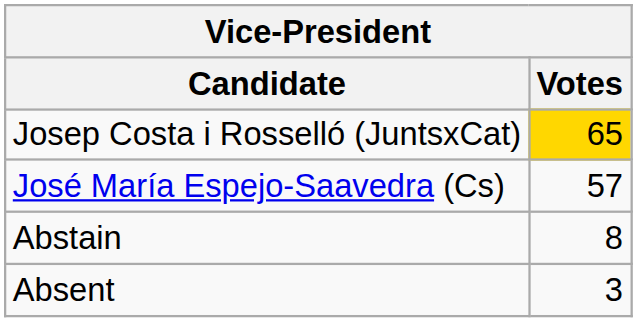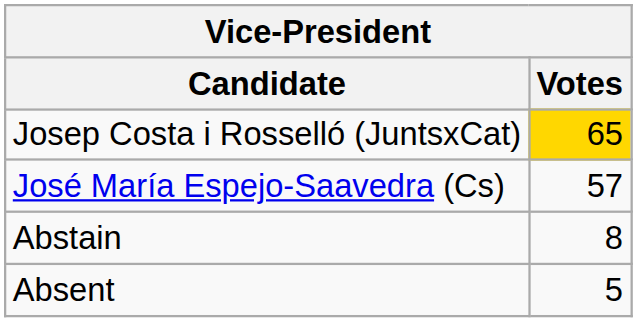(614, 290) 3 -> (614, 290) 5
